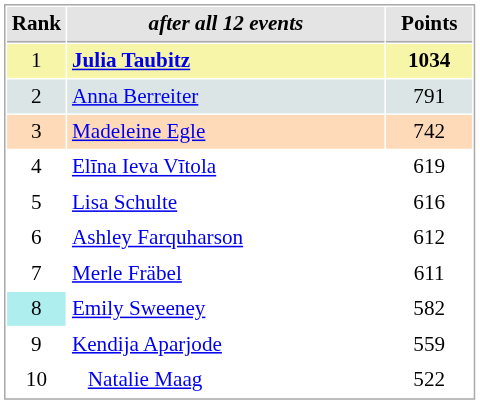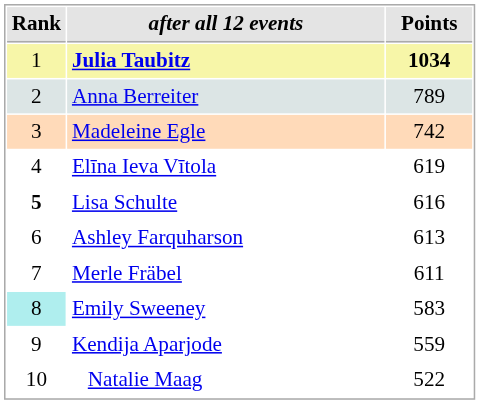(429, 96) 791 -> (429, 96) 789
(36, 202) normal -> (36, 202) bold
(429, 237) 612 -> (429, 237) 613
(429, 308) 582 -> (429, 308) 583
